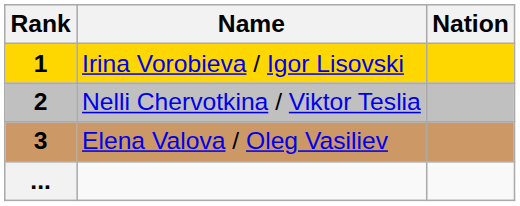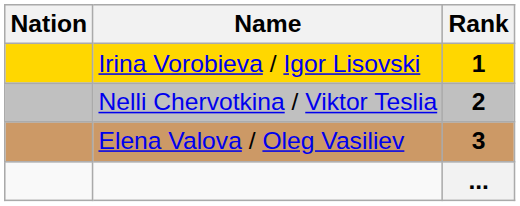columns swapped: (41, 24) <-> (470, 24)
